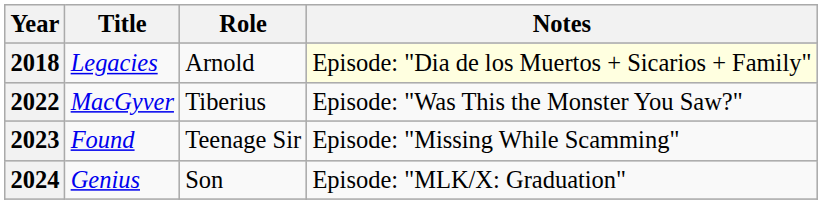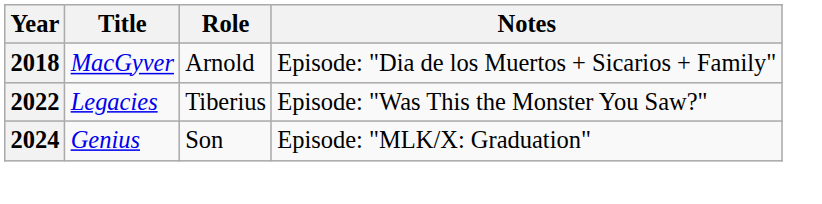(114, 62) Legacies -> (122, 62) MacGyver
(562, 62) lightyellow background -> (527, 62) no background
(122, 101) MacGyver -> (114, 101) Legacies
- row: (35, 140)
